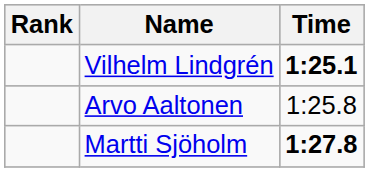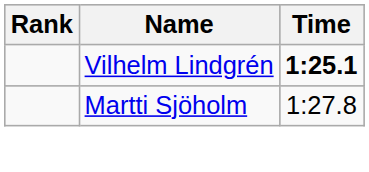- row: (164, 105)
(321, 145) bold -> (321, 105) normal
